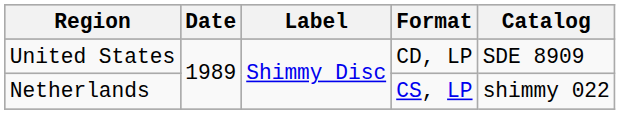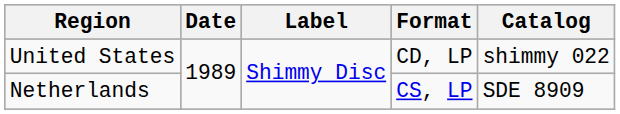(534, 57) SDE 8909 -> (546, 57) shimmy 022
(546, 91) shimmy 022 -> (534, 91) SDE 8909
